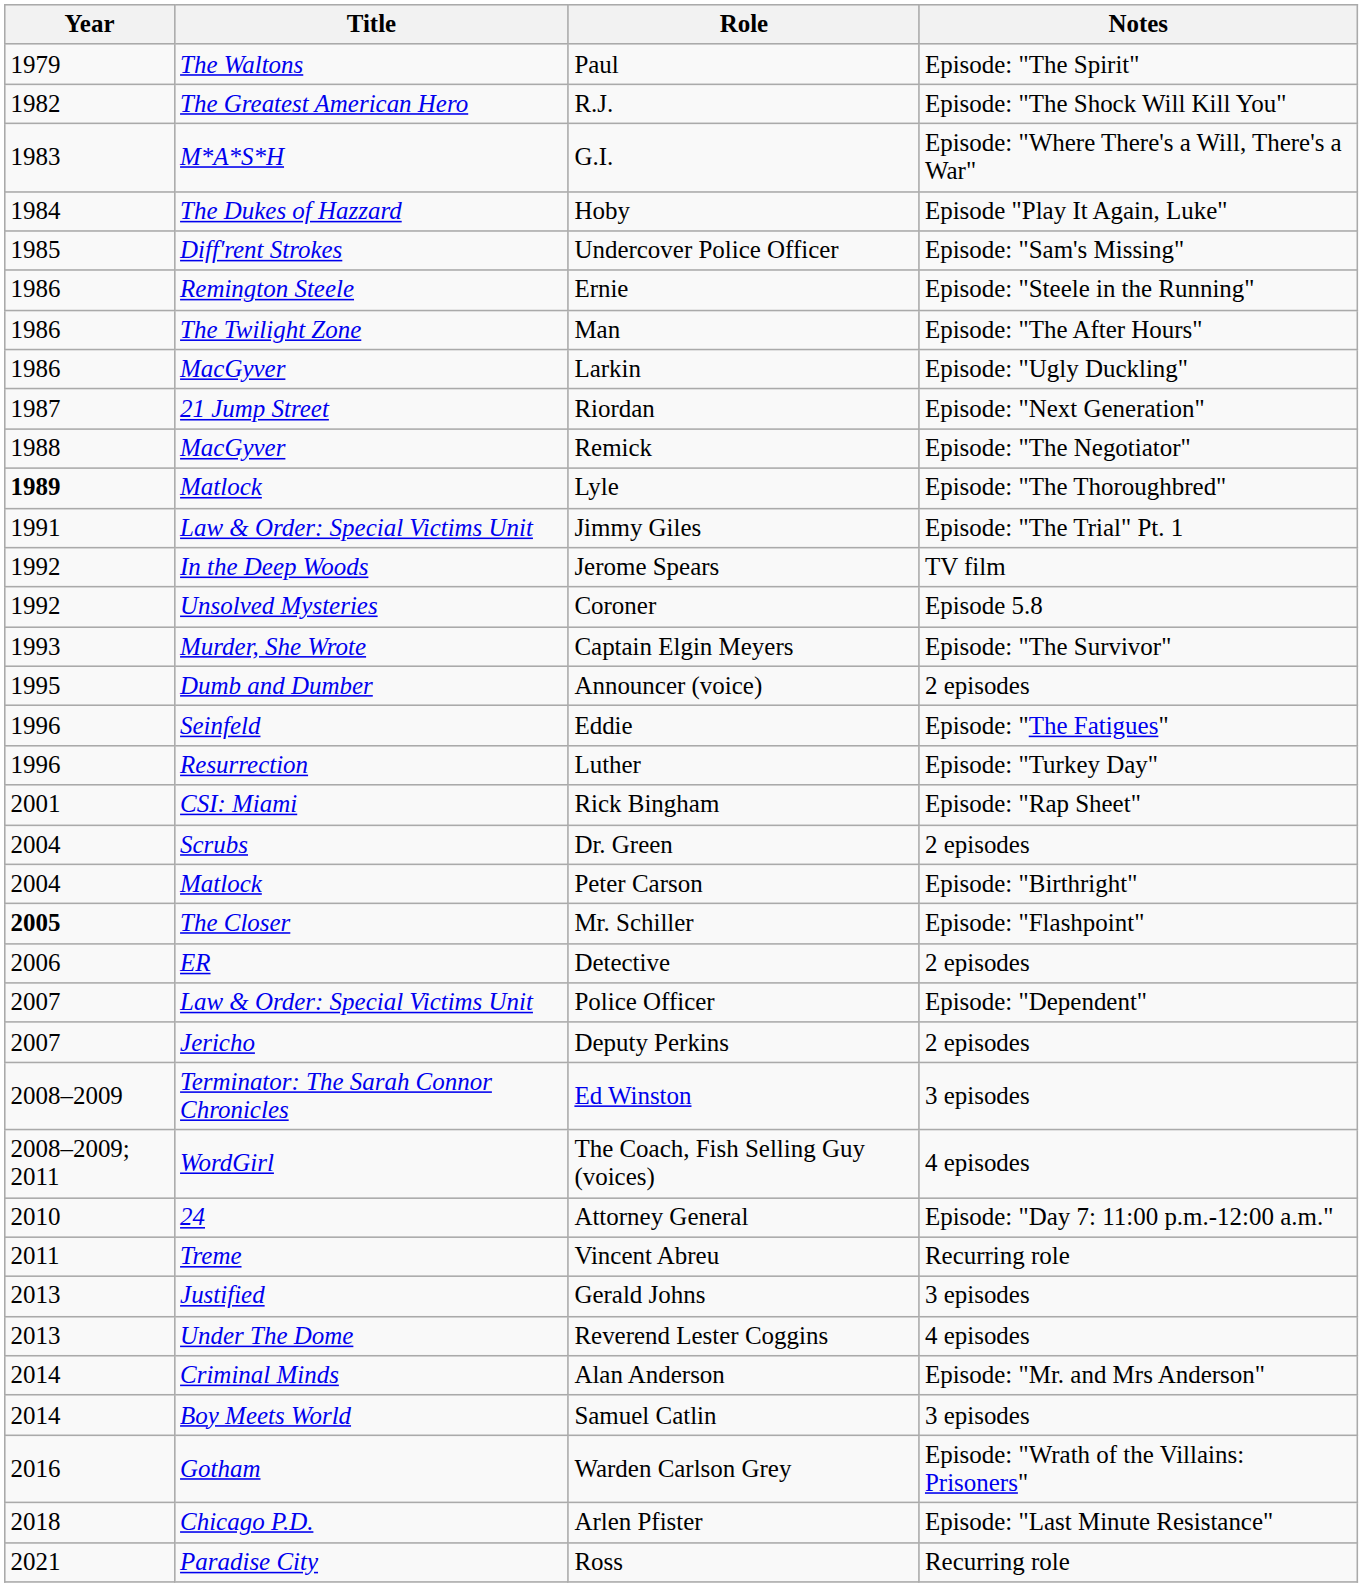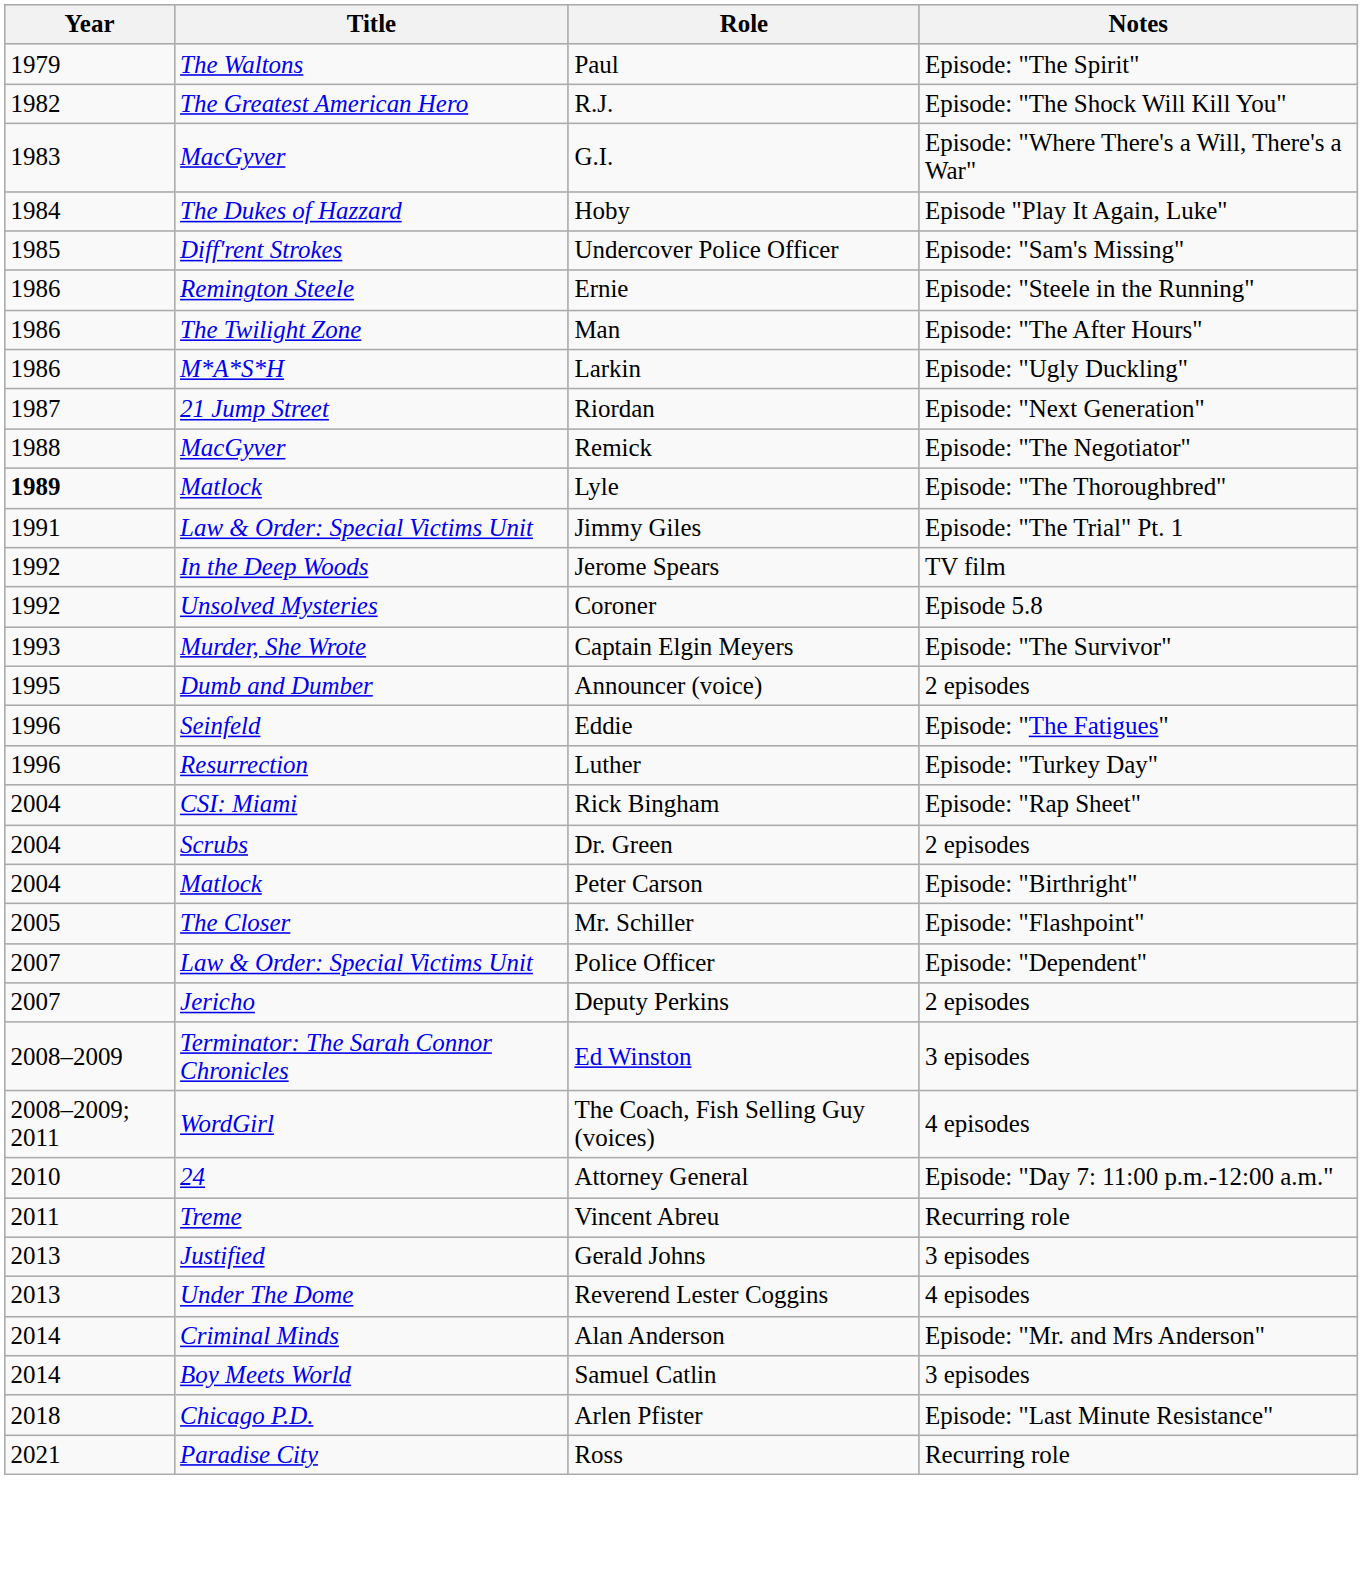(232, 157) M*A*S*H -> (233, 157) MacGyver
(233, 369) MacGyver -> (232, 369) M*A*S*H
(35, 804) 2001 -> (35, 804) 2004
(35, 923) bold -> (35, 923) normal
- row: (622, 962)
- row: (683, 1468)
